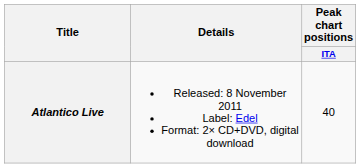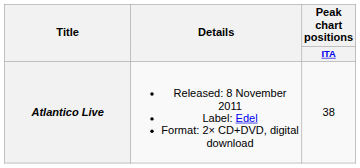(329, 112) 40 -> (329, 112) 38
